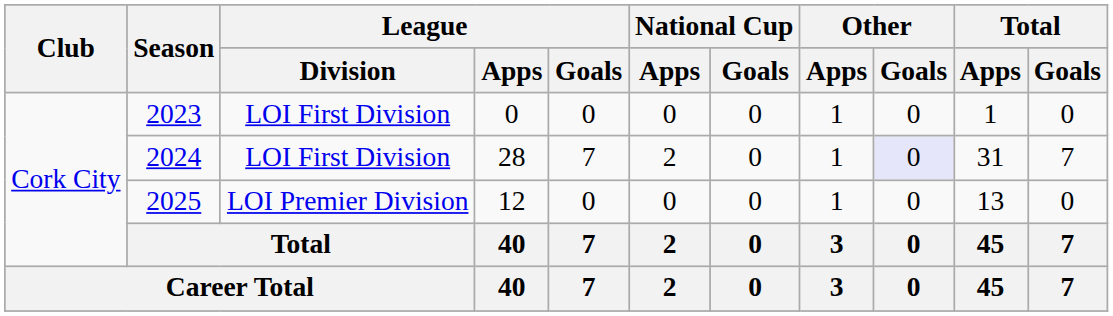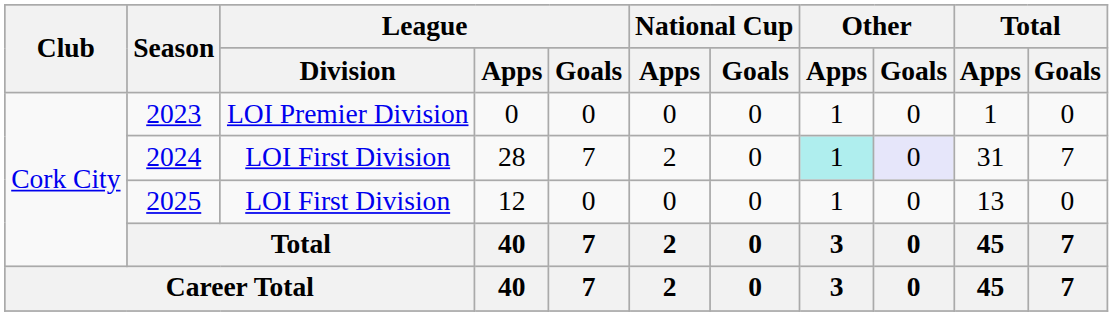(348, 113) LOI First Division -> (348, 113) LOI Premier Division
(837, 157) no background -> (837, 157) paleturquoise background
(348, 200) LOI Premier Division -> (348, 200) LOI First Division
